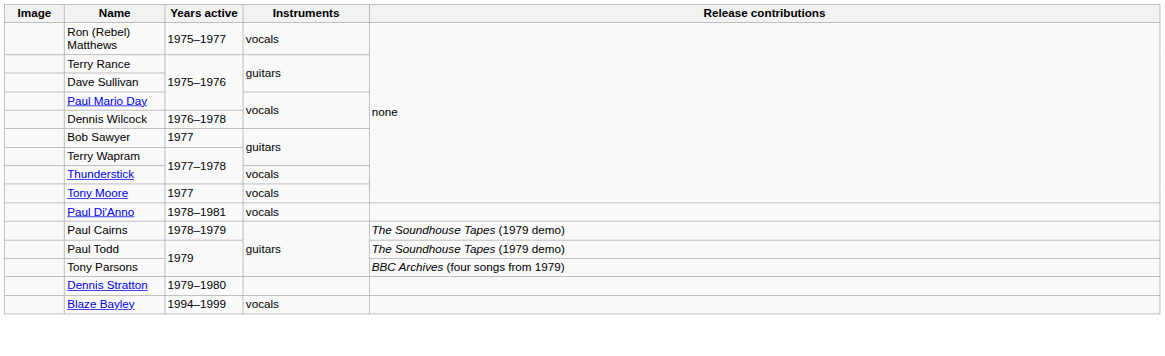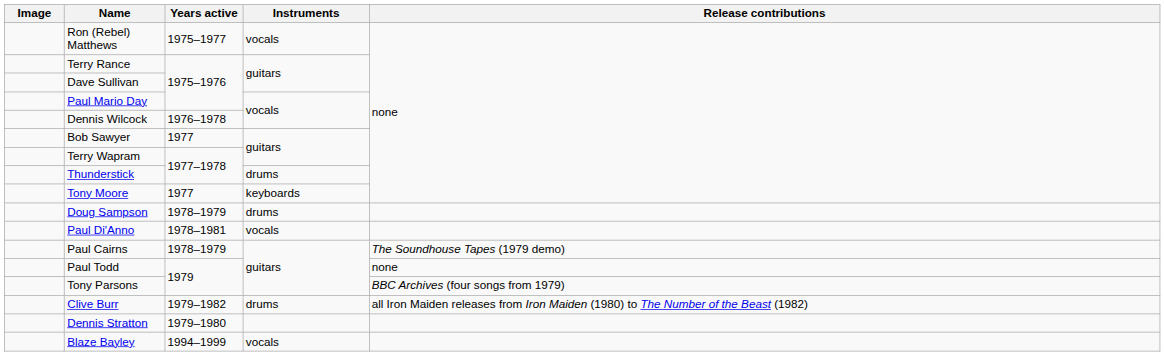(262, 175) vocals -> (262, 175) drums
(262, 193) vocals -> (273, 193) keyboards
+ row: (107, 212)
(468, 249) The Soundhouse Tapes (1979 demo) -> (385, 267) none
+ row: (93, 304)
